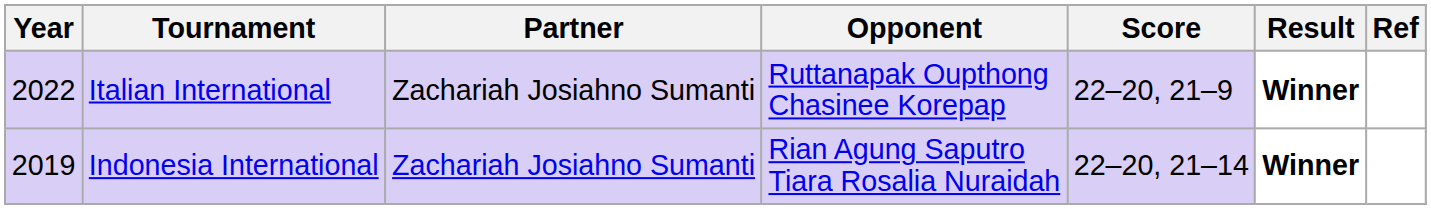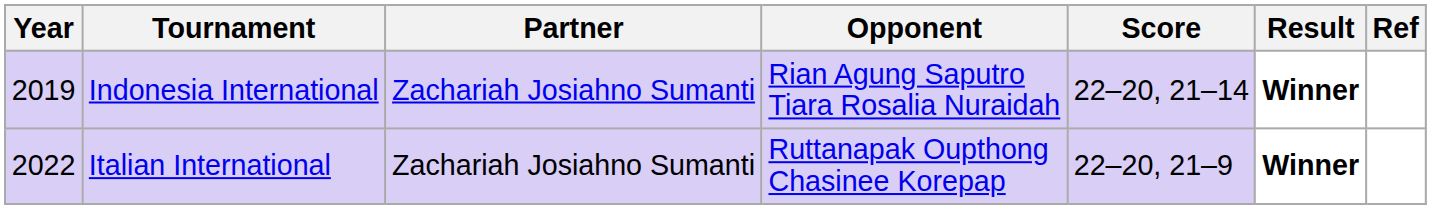rows swapped: (234, 166) <-> (210, 89)
